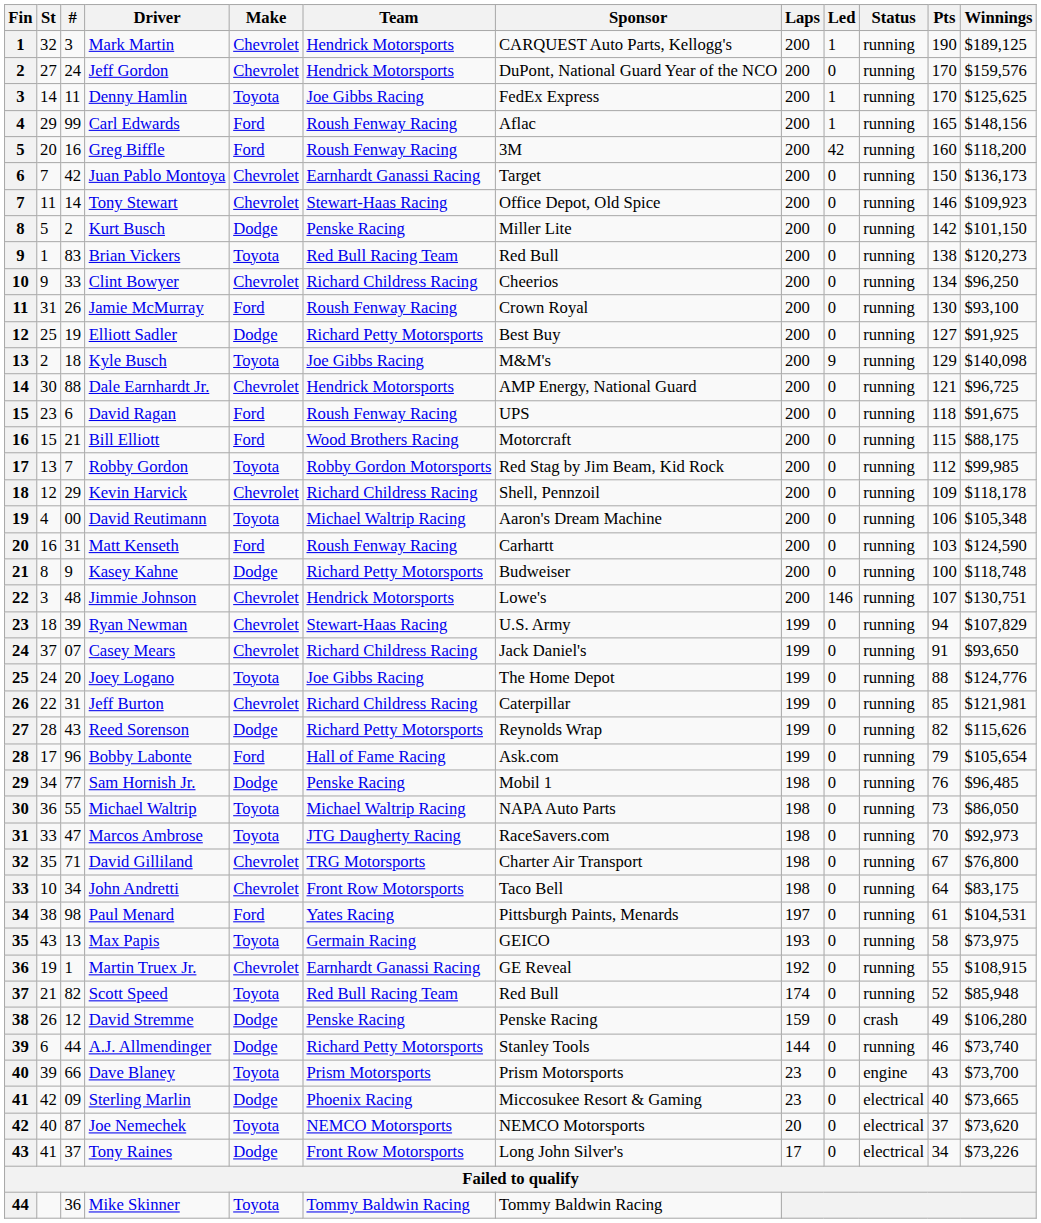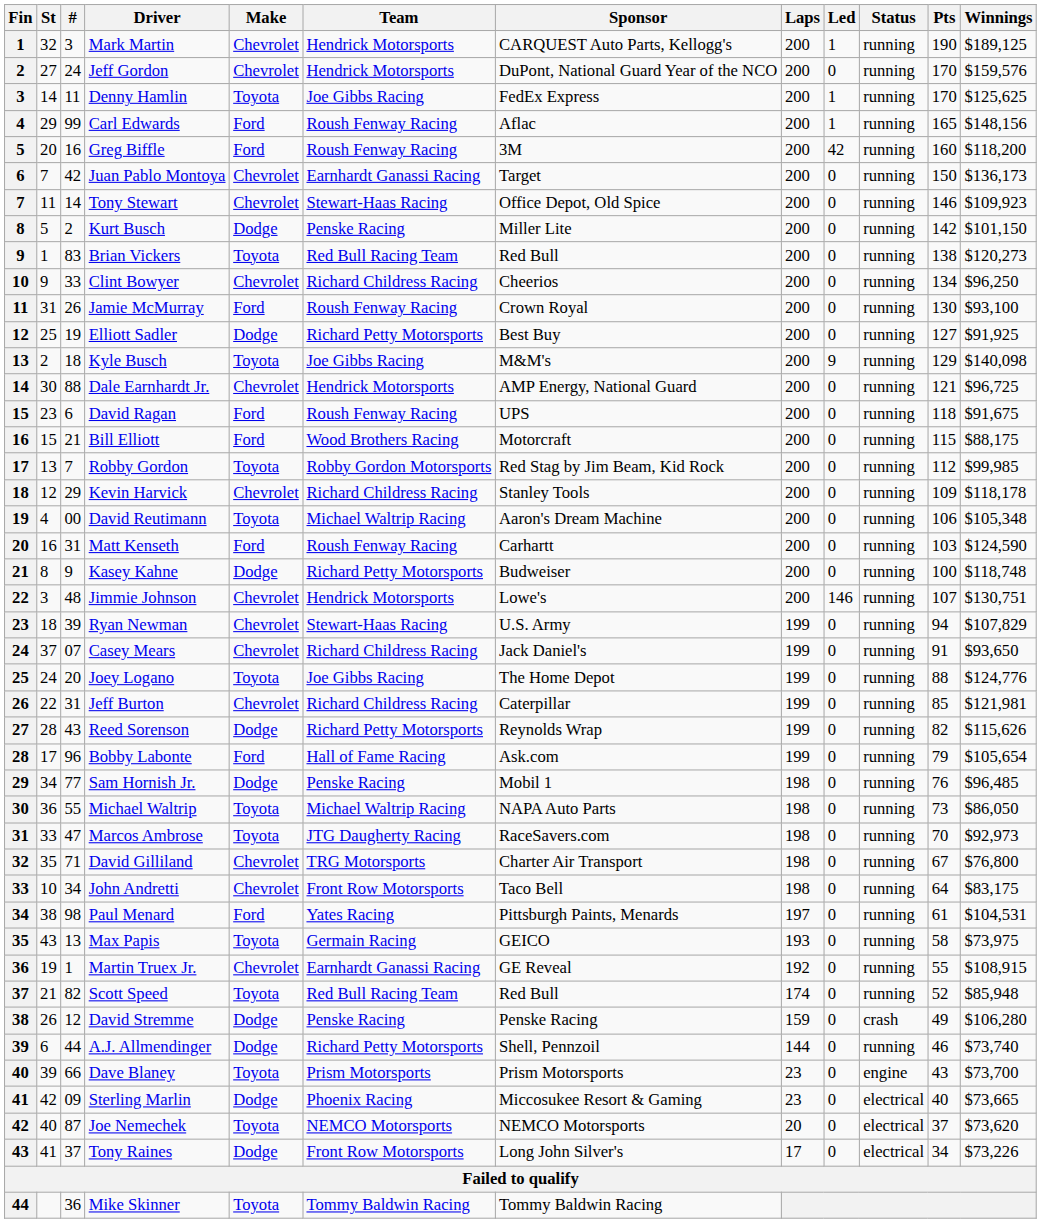(549, 492) Shell, Pennzoil -> (544, 492) Stanley Tools
(544, 1046) Stanley Tools -> (549, 1046) Shell, Pennzoil
